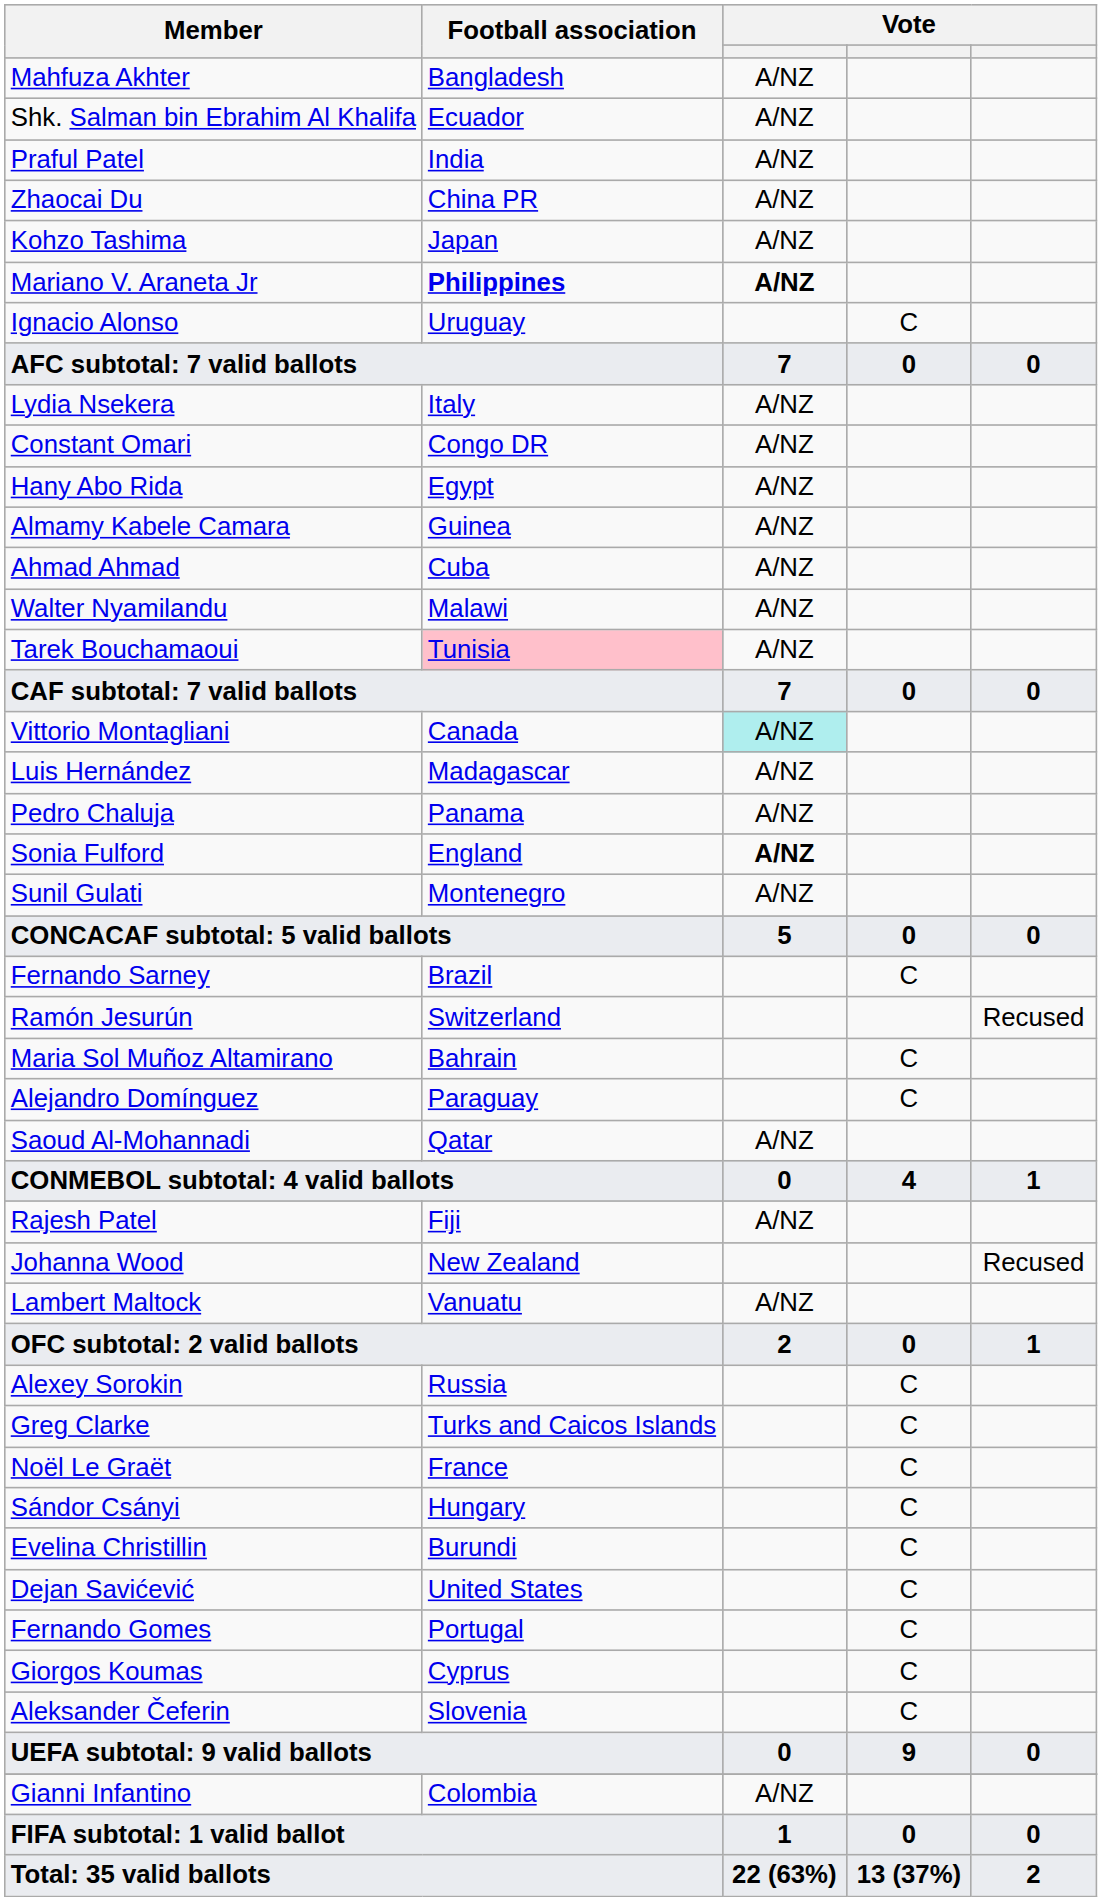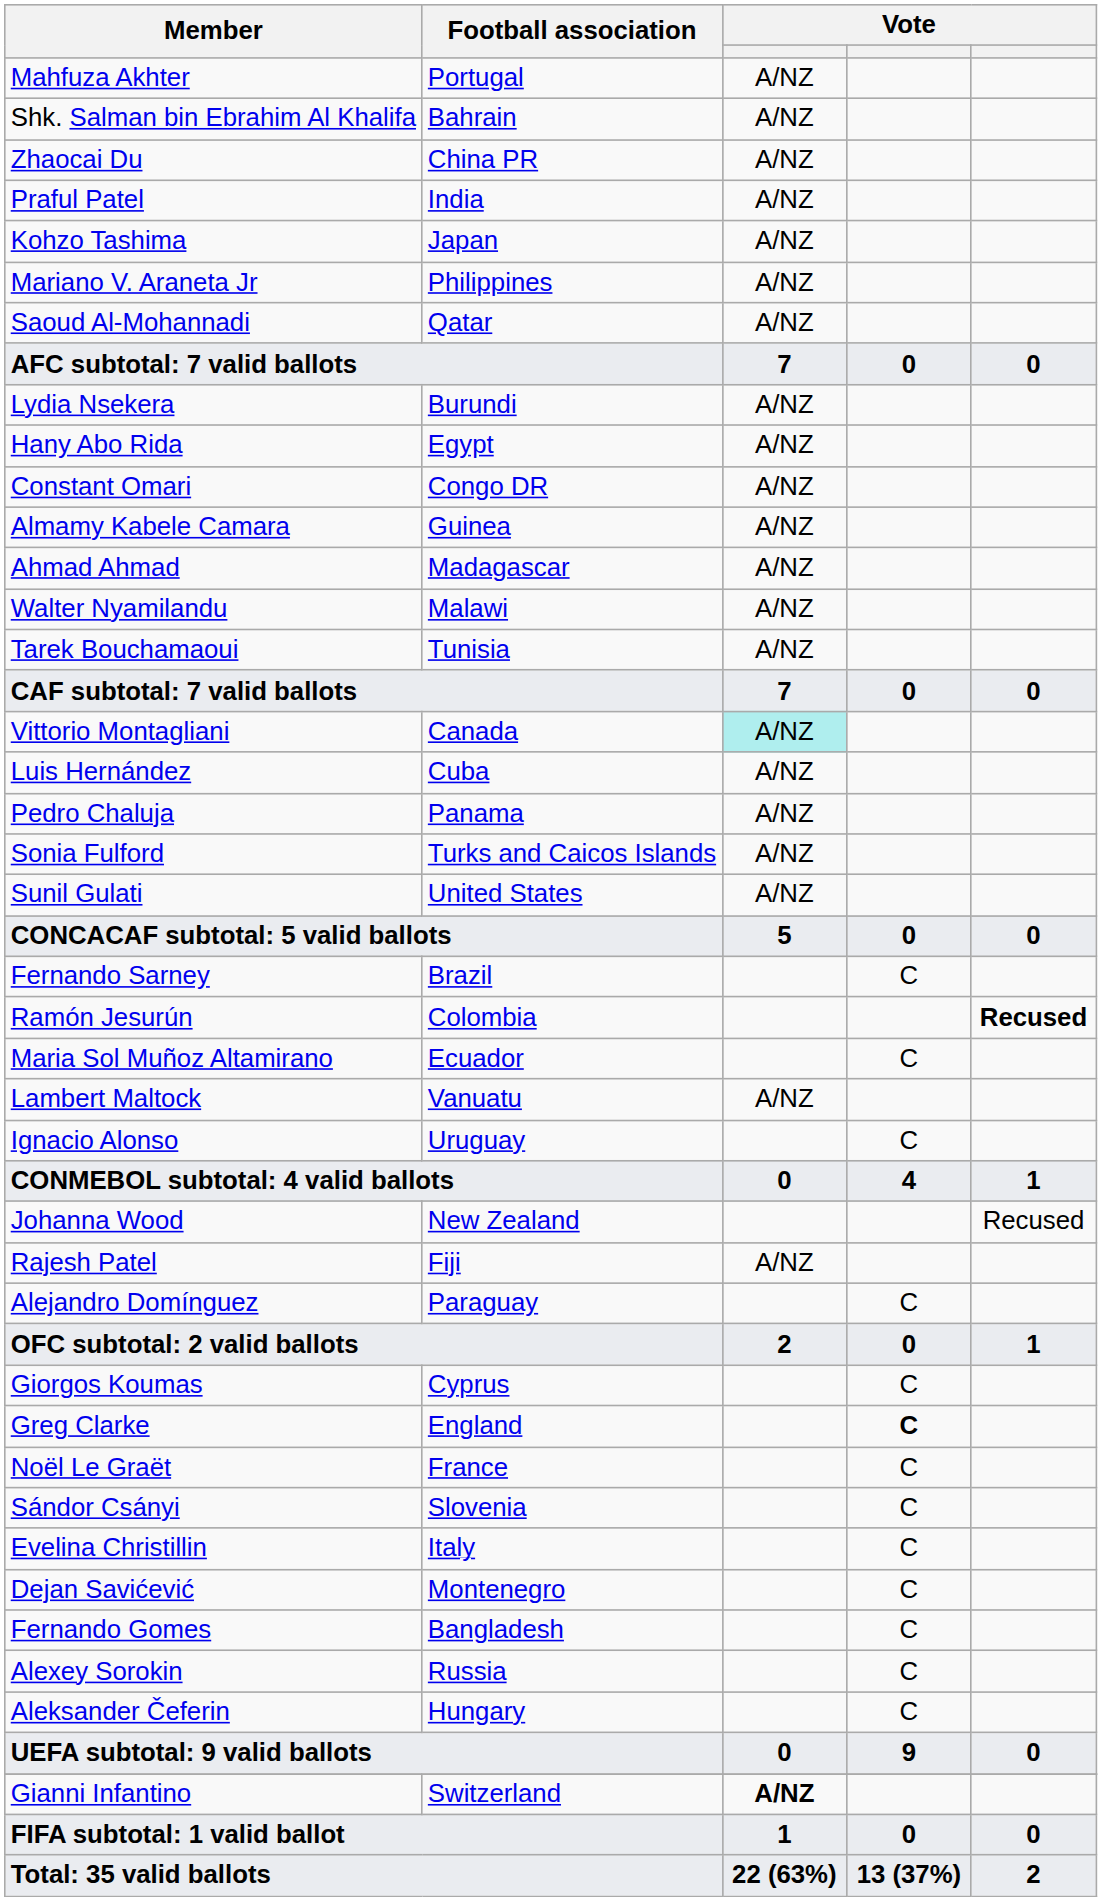(496, 77) Bangladesh -> (476, 77) Portugal
(476, 118) Ecuador -> (472, 118) Bahrain
rows swapped: (77, 200) <-> (77, 159)
(497, 281) bold -> (490, 281) normal
(784, 281) bold -> (784, 281) normal
rows swapped: (130, 1139) <-> (95, 322)
(451, 404) Italy -> (472, 404) Burundi
rows swapped: (101, 445) <-> (97, 486)
(459, 567) Cuba -> (499, 567) Madagascar
(469, 649) pink background -> (469, 649) no background
(499, 772) Madagascar -> (459, 772) Cuba
(475, 853) England -> (572, 853) Turks and Caicos Islands
(784, 853) bold -> (784, 853) normal
(497, 894) Montenegro -> (505, 894) United States
(494, 1017) Switzerland -> (482, 1017) Colombia
(1033, 1017) normal -> (1033, 1017) bold
(472, 1058) Bahrain -> (476, 1058) Ecuador
rows swapped: (135, 1098) <-> (106, 1303)
rows swapped: (84, 1221) <-> (97, 1262)
rows swapped: (107, 1670) <-> (97, 1384)
(572, 1425) Turks and Caicos Islands -> (475, 1425) England
(909, 1425) normal -> (909, 1425) bold
(477, 1507) Hungary -> (477, 1507) Slovenia
(472, 1548) Burundi -> (451, 1548) Italy
(505, 1589) United States -> (497, 1589) Montenegro
(476, 1630) Portugal -> (496, 1630) Bangladesh
(477, 1711) Slovenia -> (477, 1711) Hungary
(482, 1793) Colombia -> (494, 1793) Switzerland
(784, 1793) normal -> (784, 1793) bold
